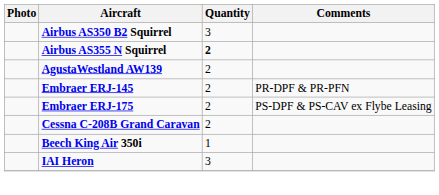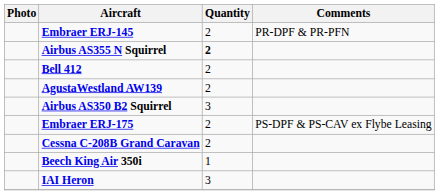rows swapped: (107, 32) <-> (87, 87)
+ row: (62, 69)
